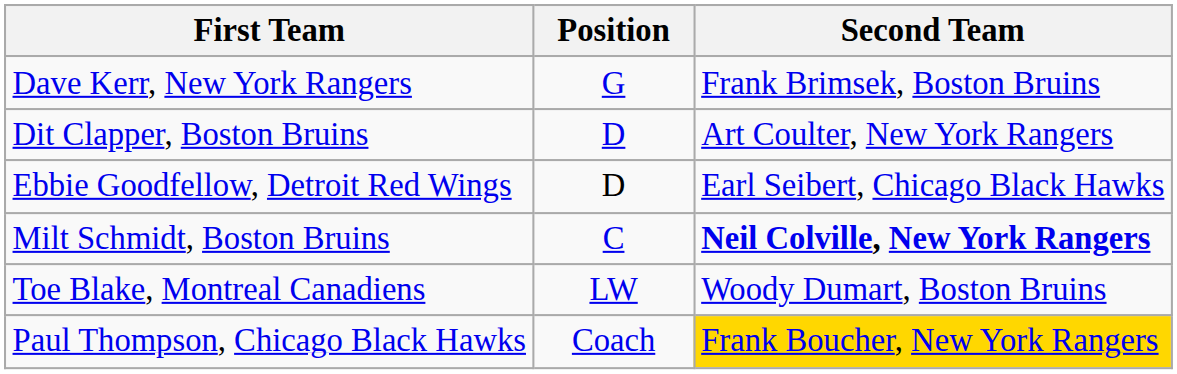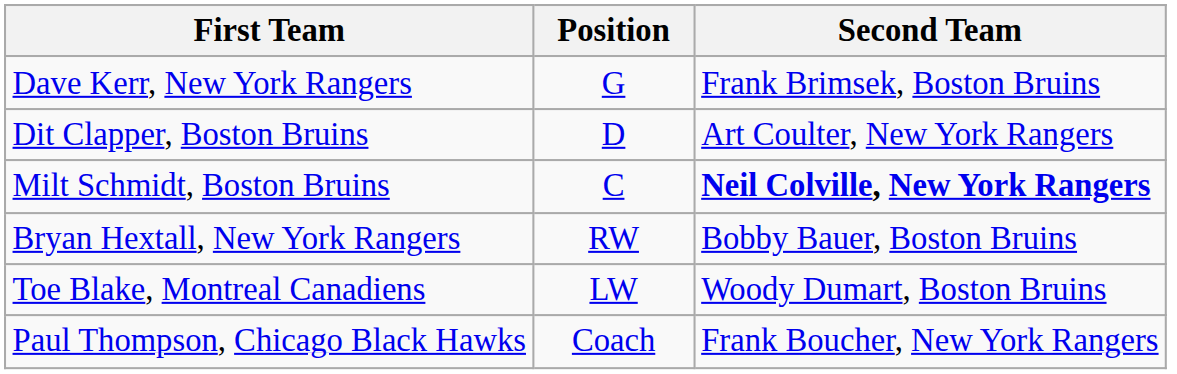- row: (262, 185)
+ row: (236, 237)
(930, 340) gold background -> (930, 340) no background
